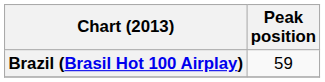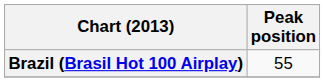(283, 63) 59 -> (283, 63) 55
